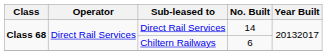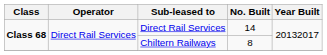(250, 43) 6 -> (250, 43) 8
